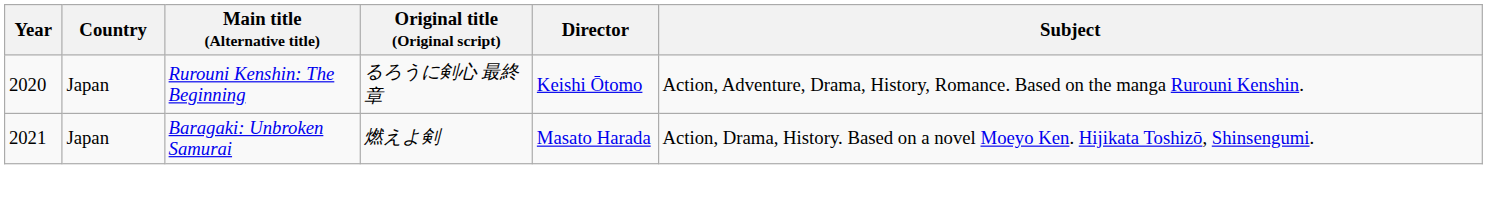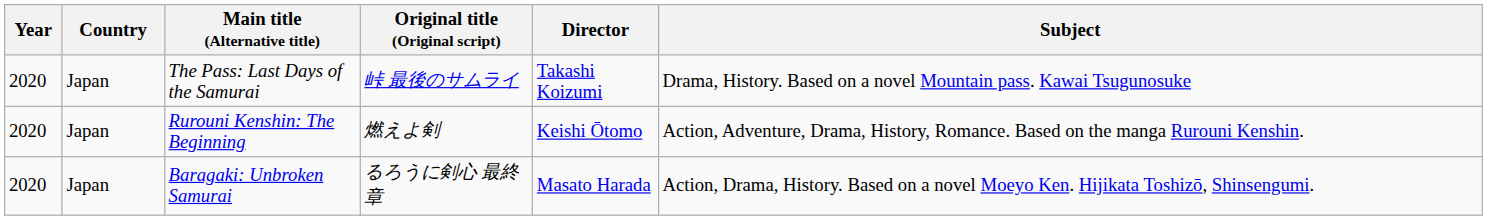+ row: (255, 80)
(442, 83) るろうに剣心 最終章 -> (402, 130) 燃えよ剣
(28, 138) 2021 -> (28, 185) 2020
(402, 137) 燃えよ剣 -> (442, 185) るろうに剣心 最終章
